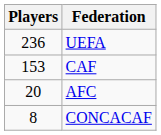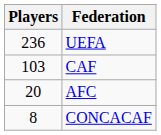(33, 67) 153 -> (33, 67) 103
